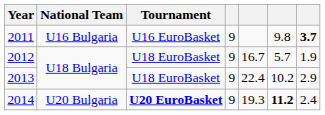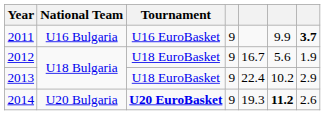(282, 36) 9.8 -> (282, 36) 9.9
(282, 57) 5.7 -> (282, 57) 5.6
(308, 99) 2.4 -> (308, 99) 2.6
